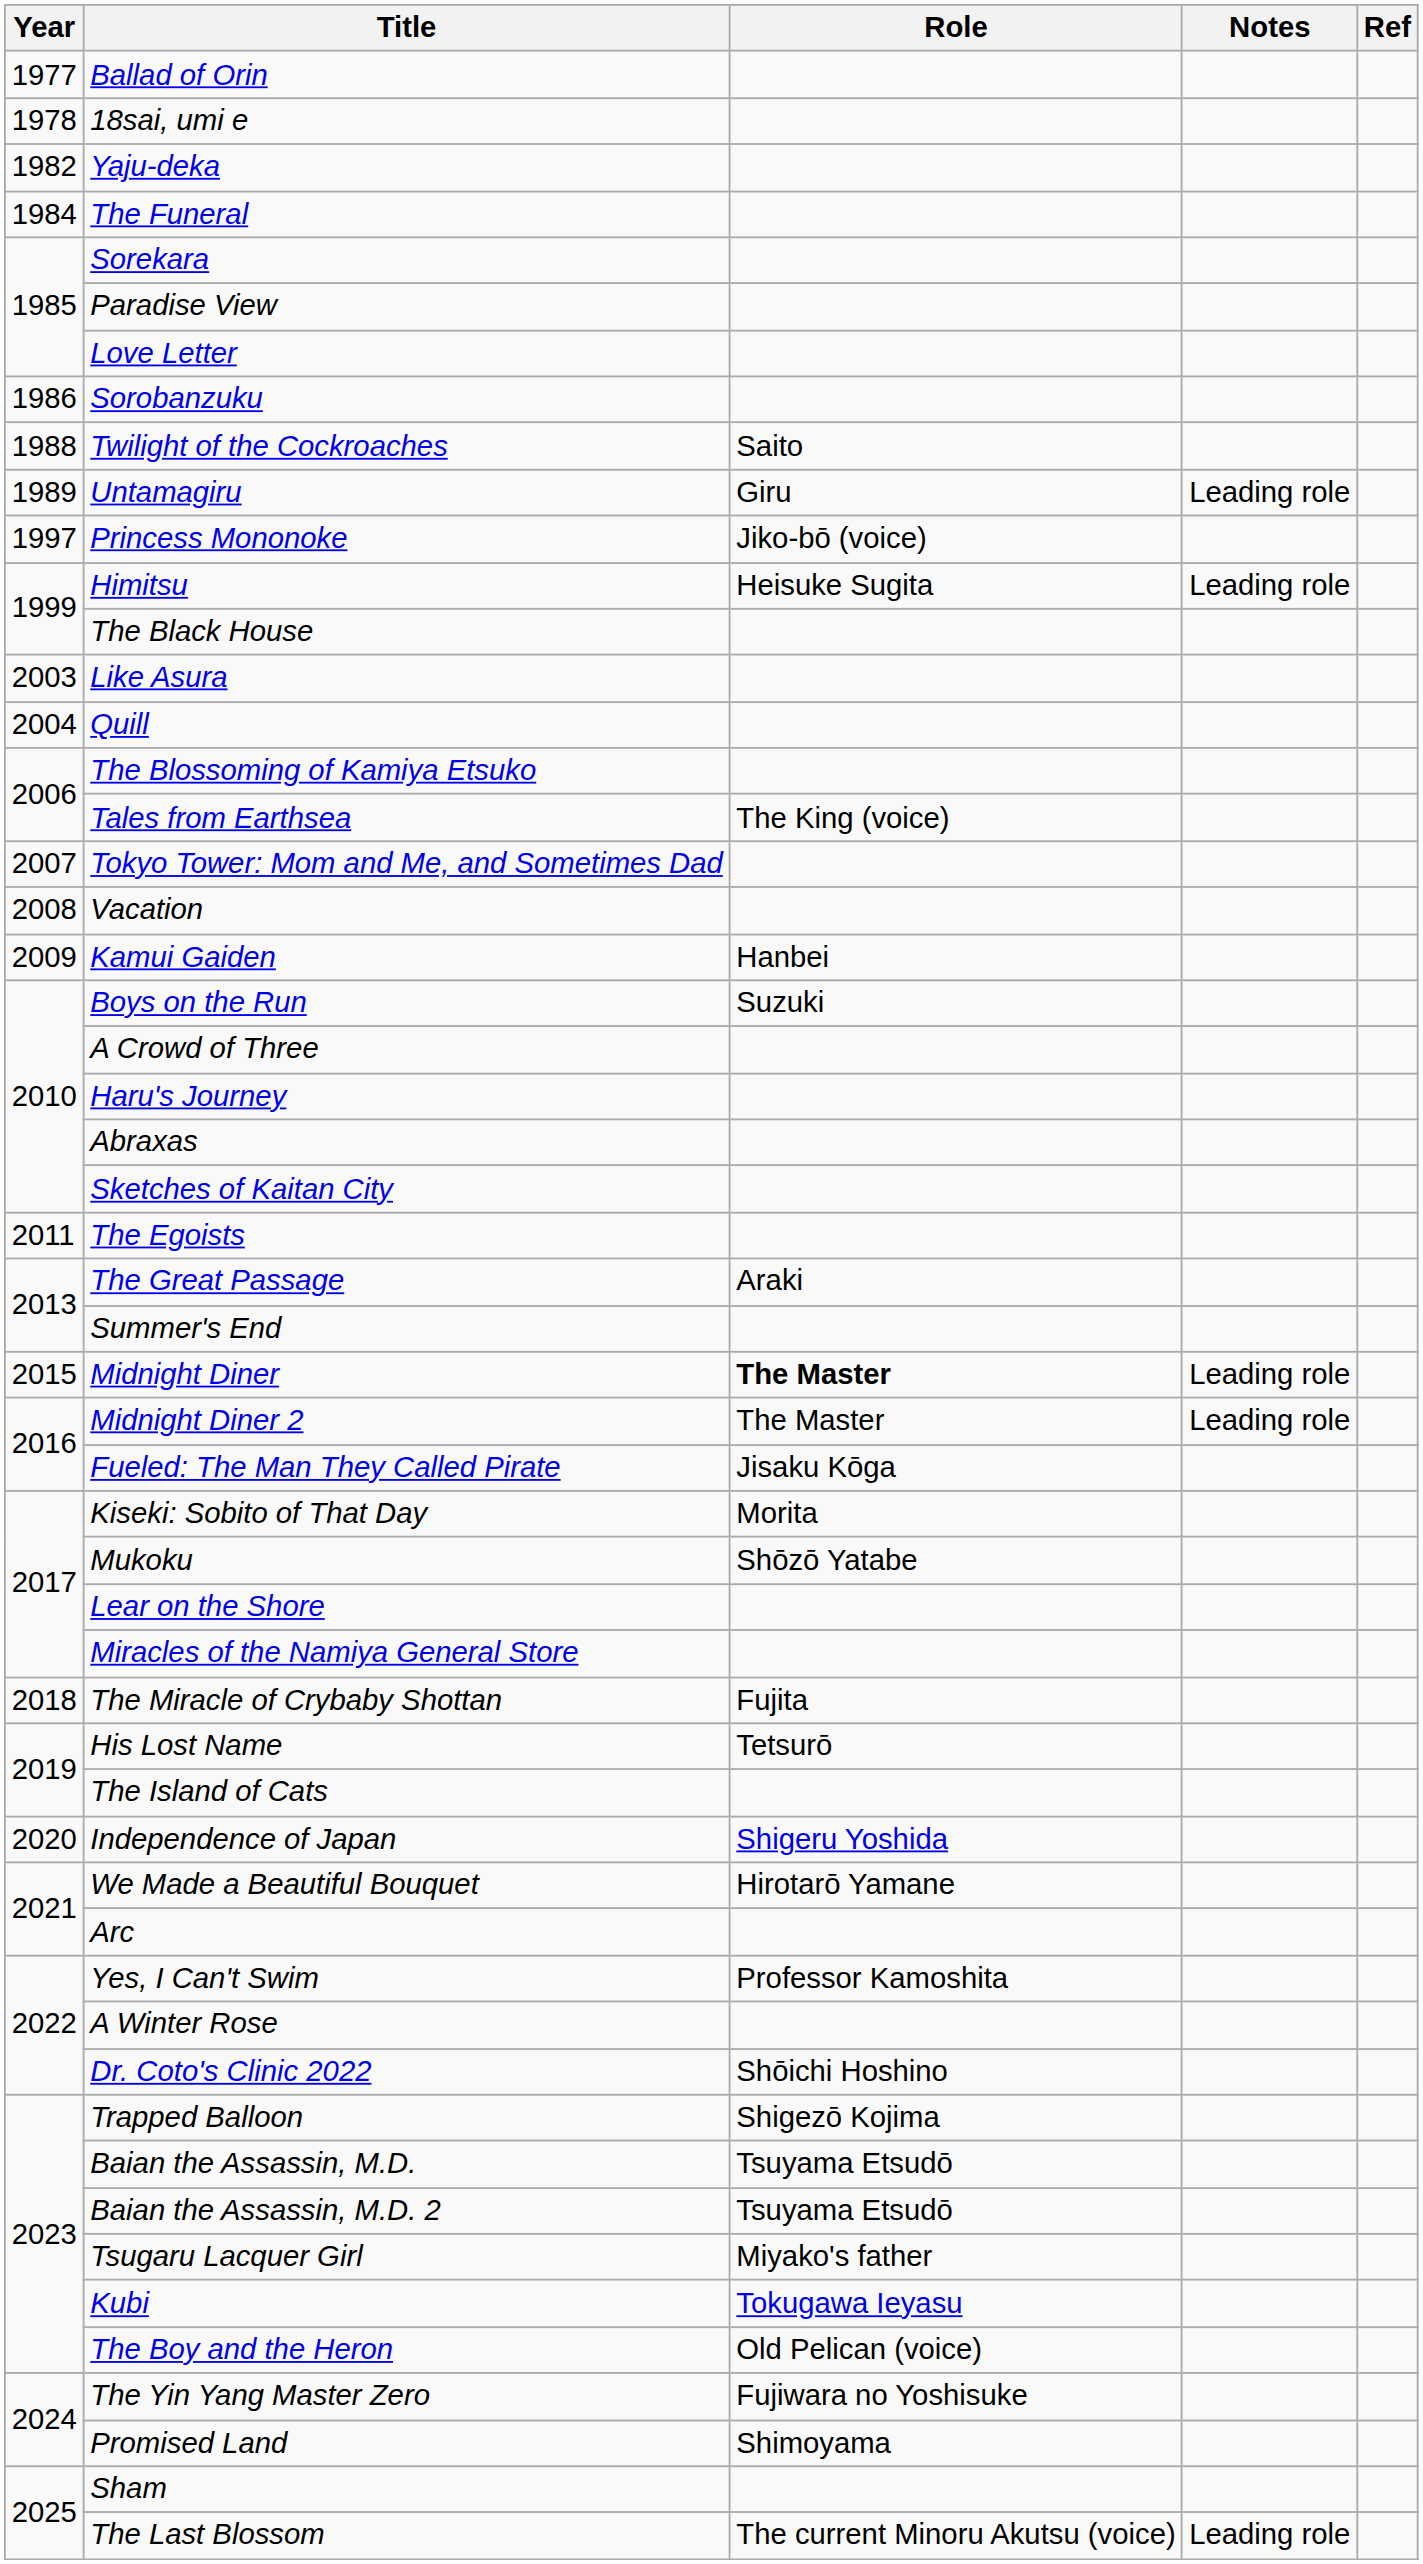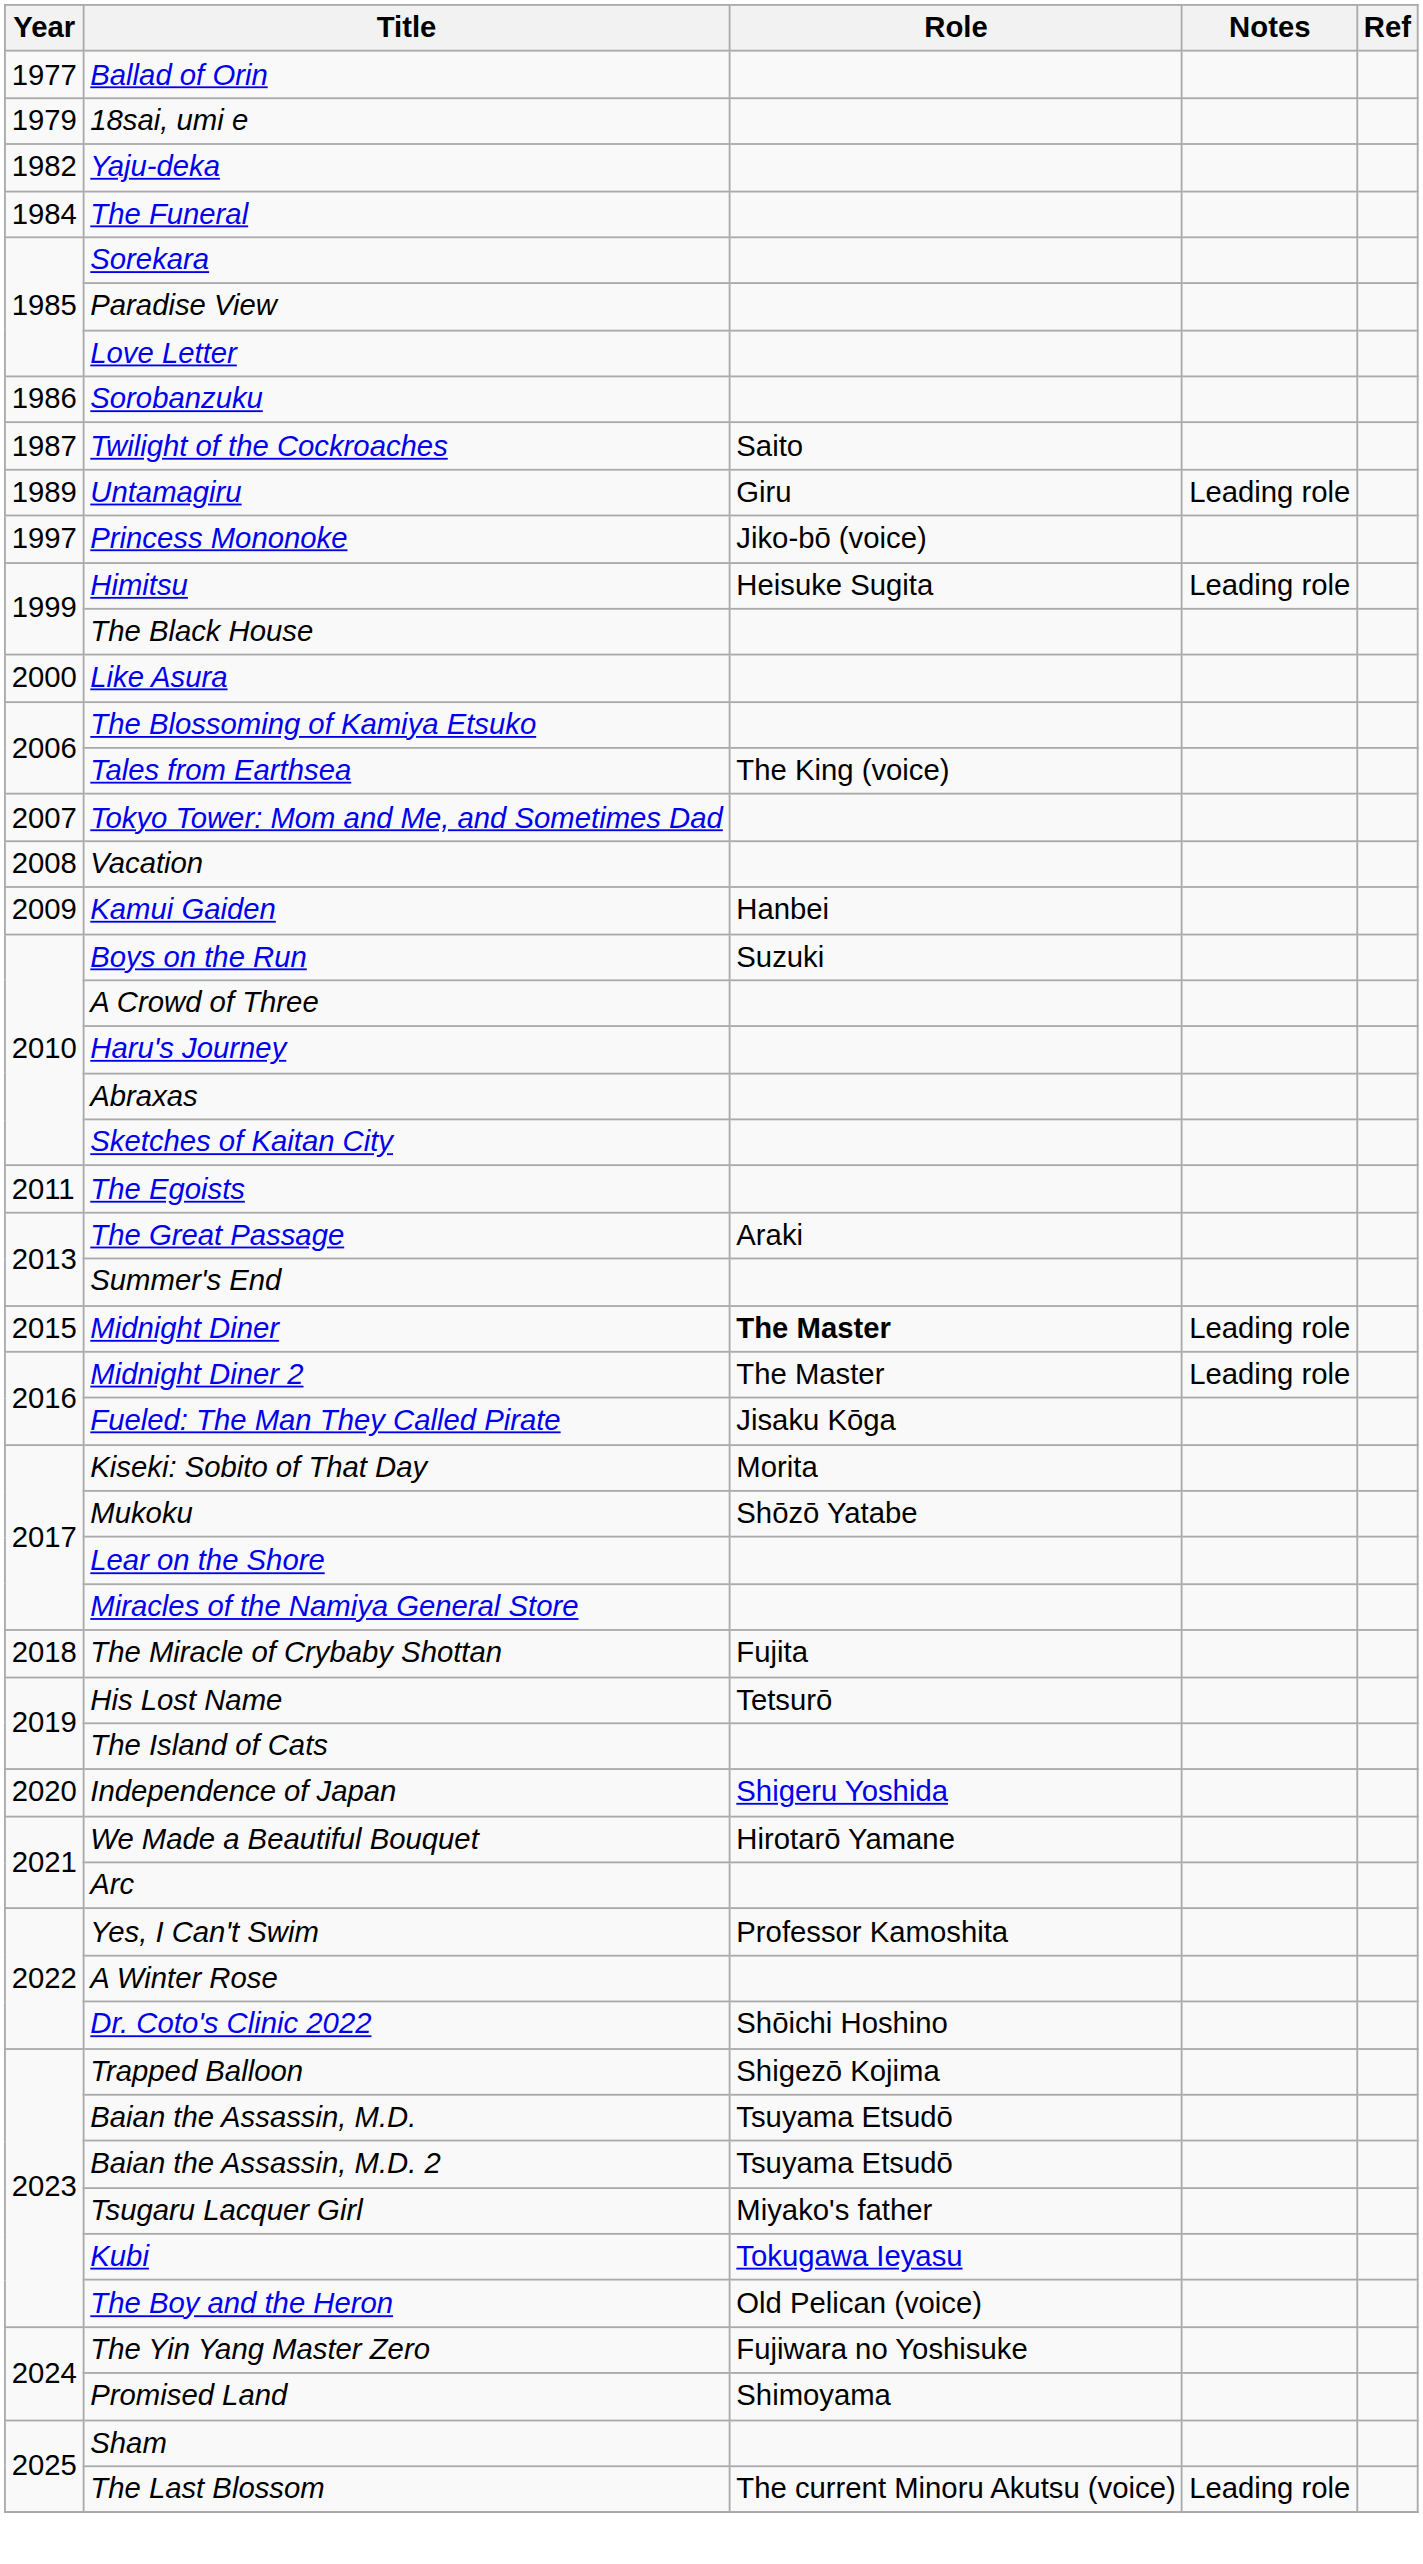(44, 120) 1978 -> (44, 120) 1979
(44, 445) 1988 -> (44, 445) 1987
(44, 677) 2003 -> (44, 677) 2000
- row: (120, 724)
